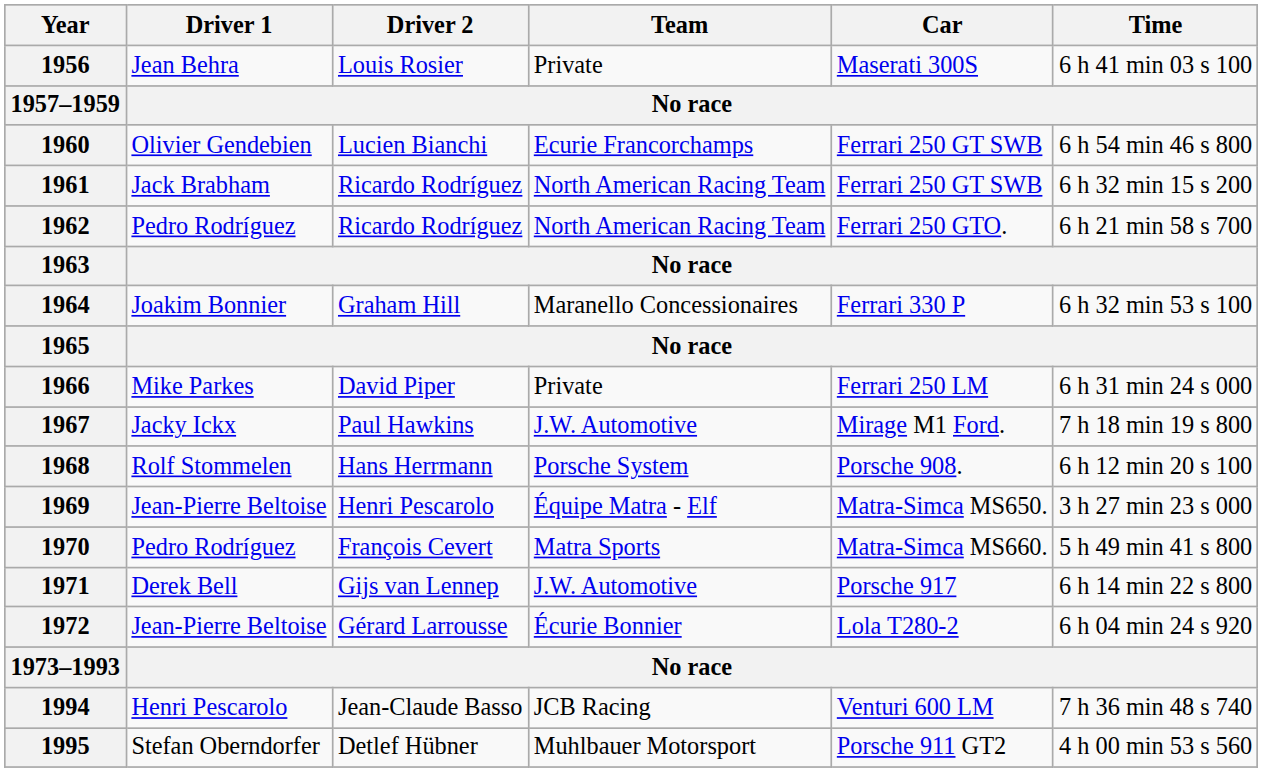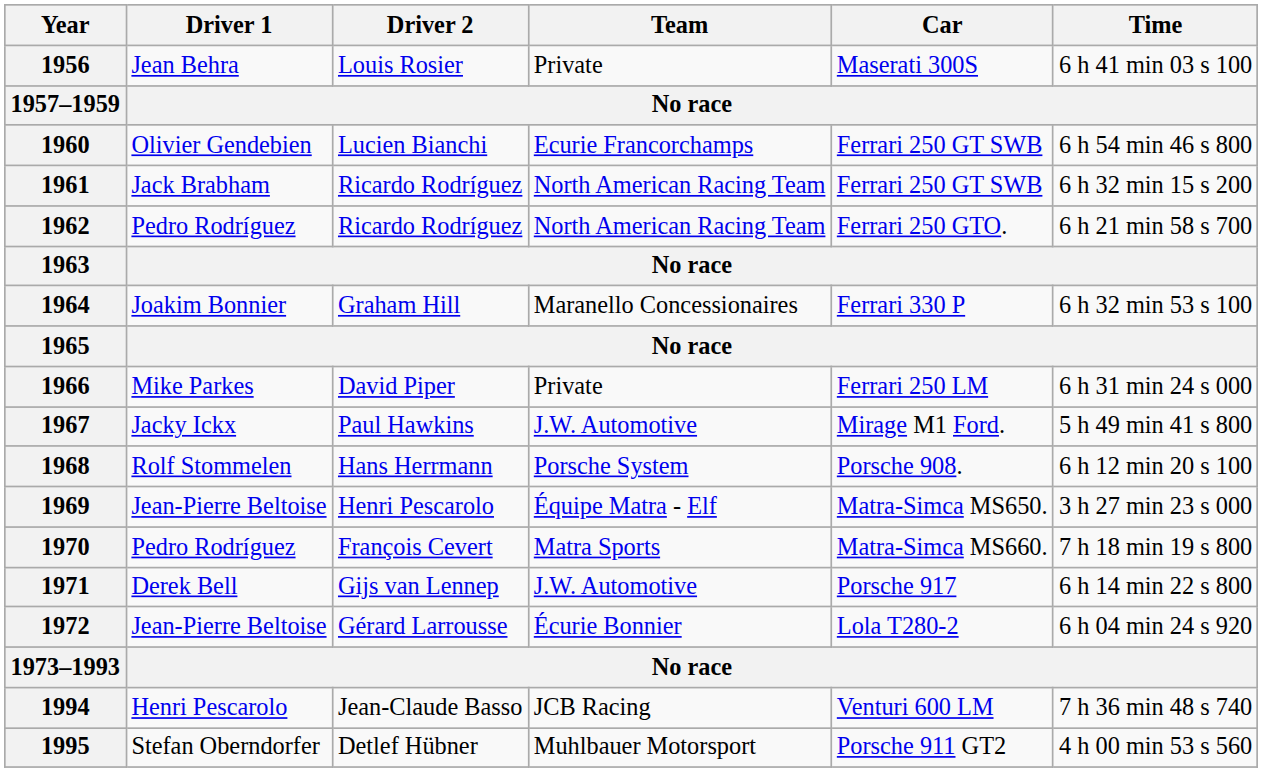(1156, 426) 7 h 18 min 19 s 800 -> (1156, 426) 5 h 49 min 41 s 800
(1156, 546) 5 h 49 min 41 s 800 -> (1156, 546) 7 h 18 min 19 s 800
